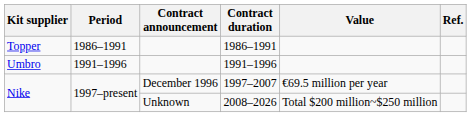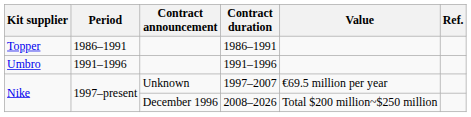(180, 83) December 1996 -> (166, 83) Unknown
(166, 102) Unknown -> (180, 102) December 1996
